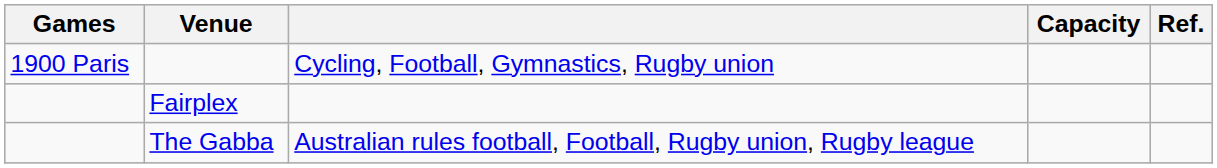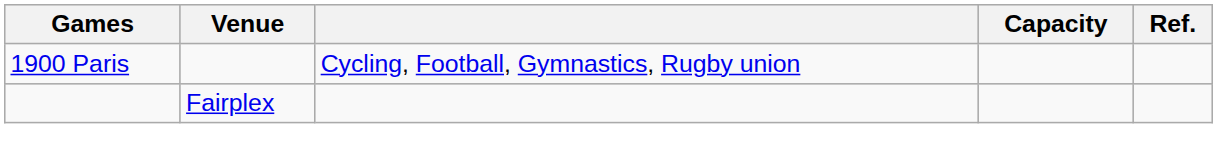- row: (211, 142)
